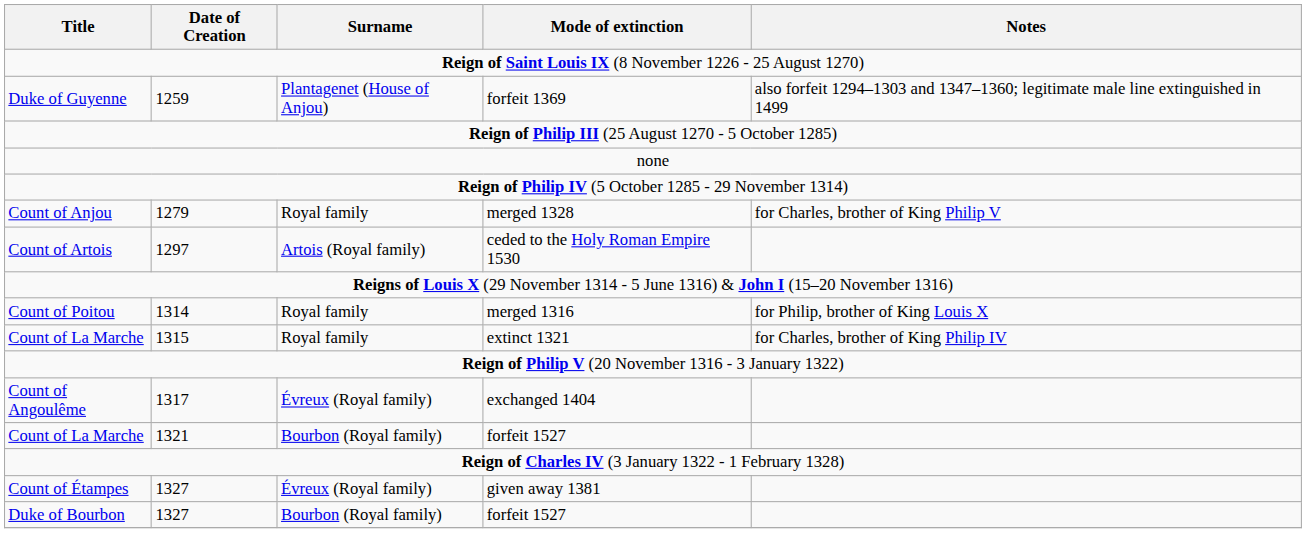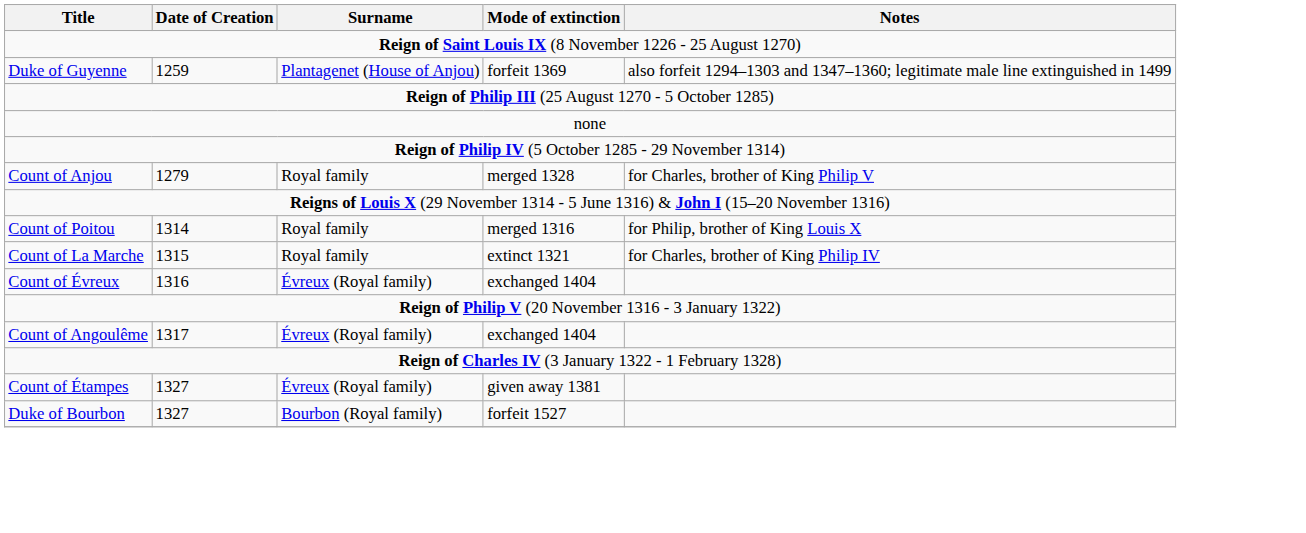- row: (60, 249)
+ row: (64, 281)
- row: (76, 435)
